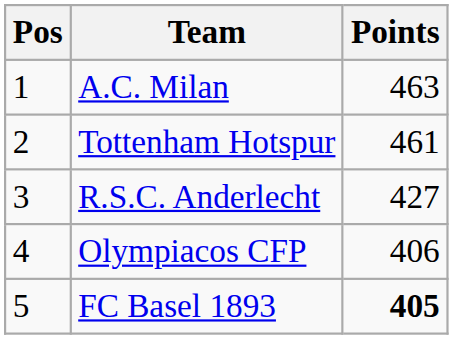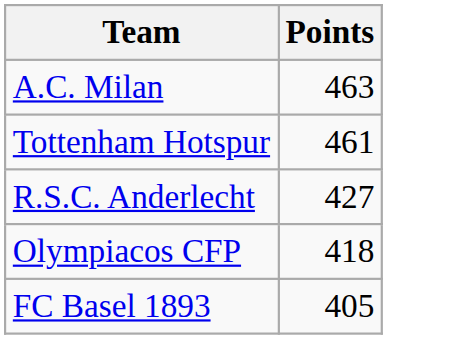- column: (38, 32)
(415, 251) 406 -> (349, 251) 418
(415, 306) bold -> (349, 306) normal
